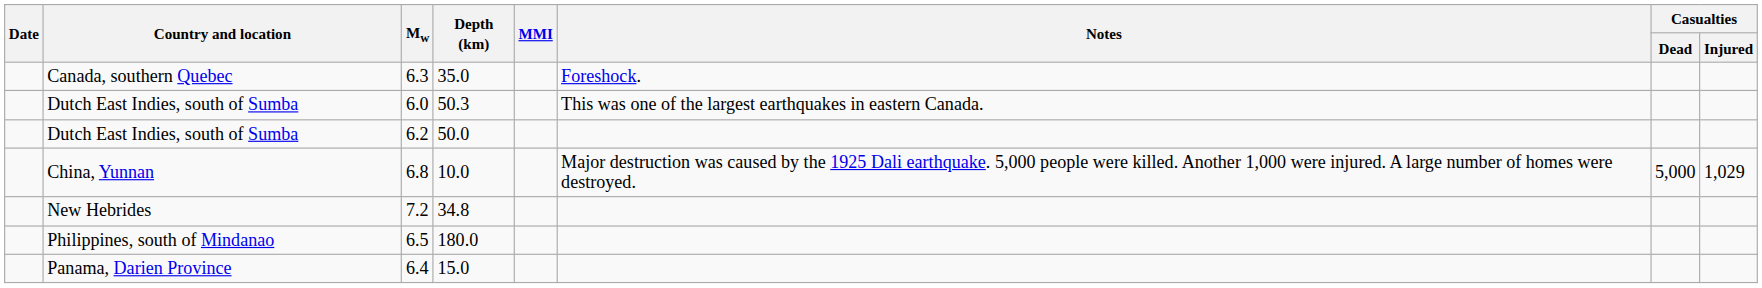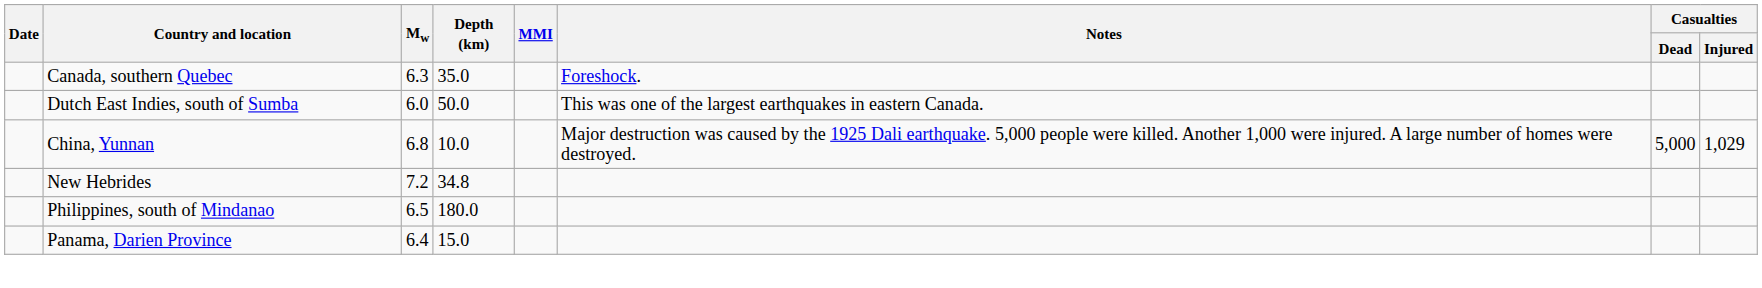(453, 104) 50.3 -> (453, 104) 50.0
- row: (417, 133)
